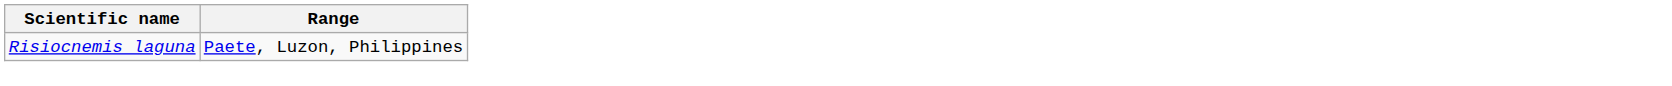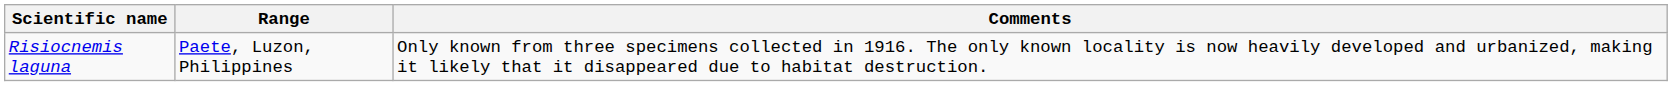+ column: (1030, 19)
